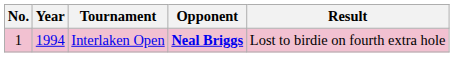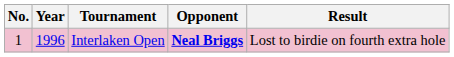(50, 40) 1994 -> (50, 40) 1996
